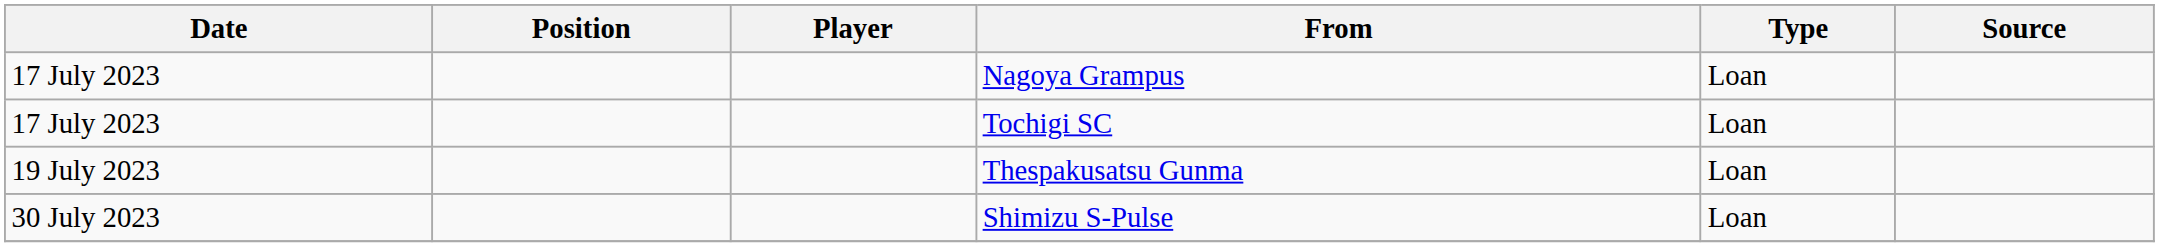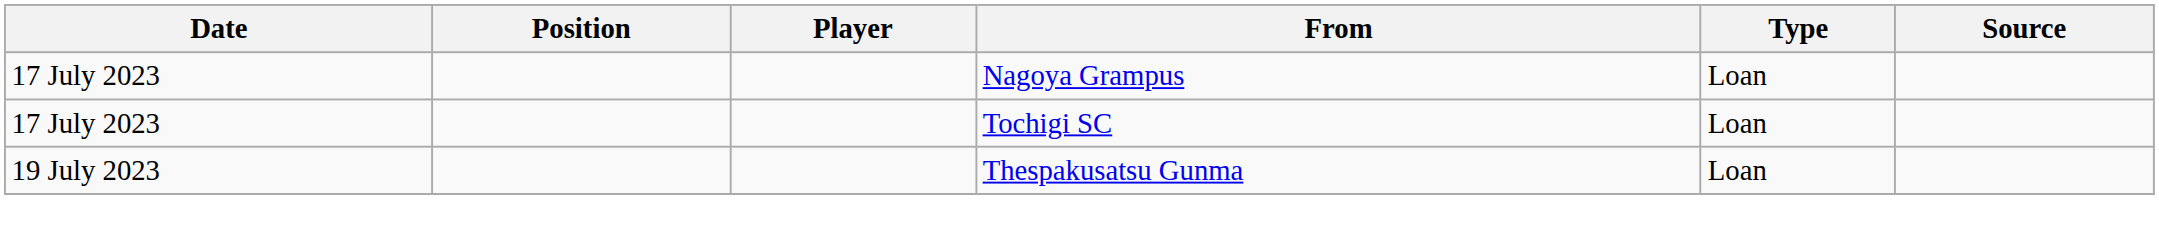- row: (1078, 217)
